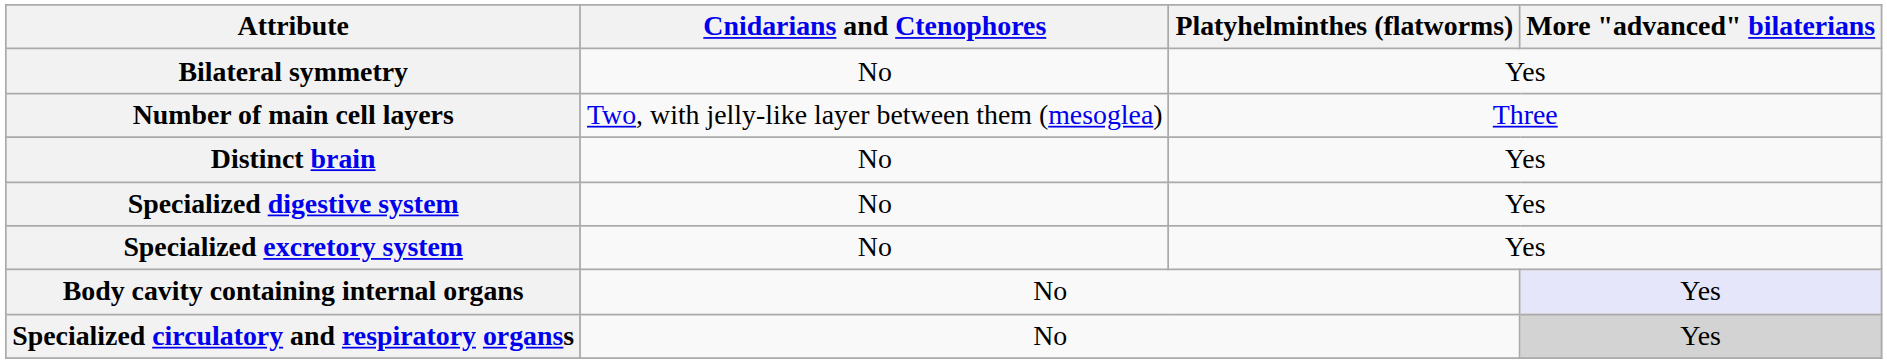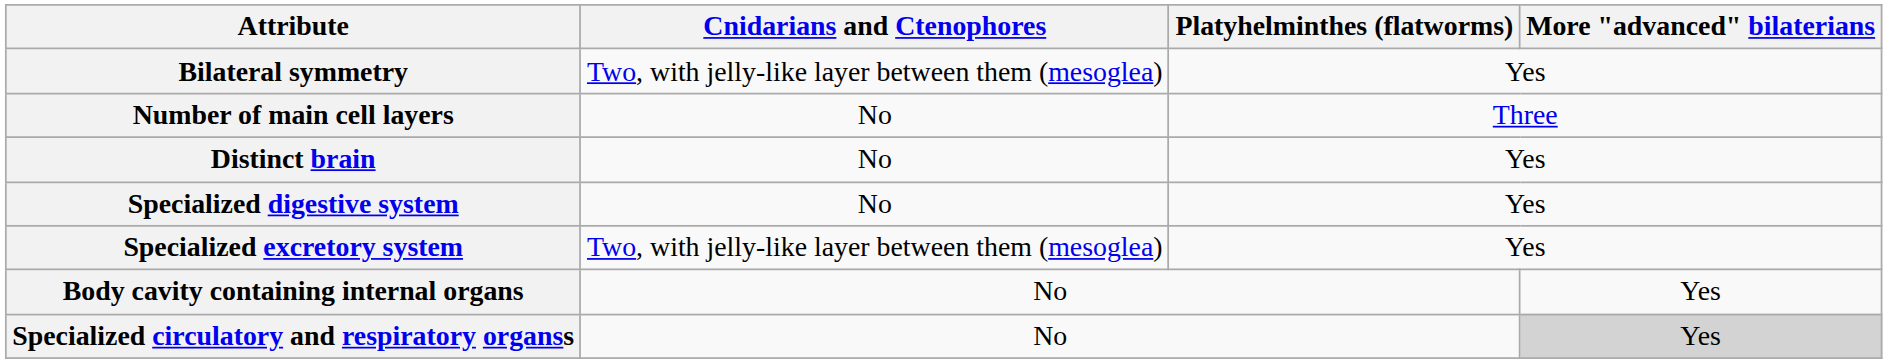(875, 70) No -> (875, 70) Two, with jelly-like layer between them (mesoglea)
(875, 114) Two, with jelly-like layer between them (mesoglea) -> (875, 114) No
(875, 247) No -> (875, 247) Two, with jelly-like layer between them (mesoglea)
(1701, 291) lavender background -> (1701, 291) no background
